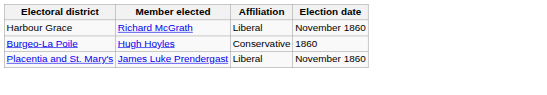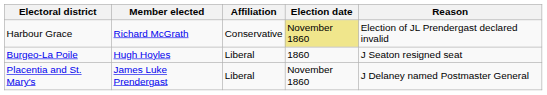+ column: (450, 12)
(248, 28) Liberal -> (254, 33) Conservative
(330, 28) no background -> (310, 33) khaki background
(262, 43) Conservative -> (240, 54) Liberal
